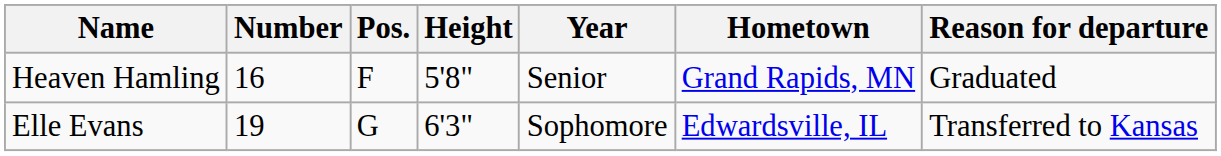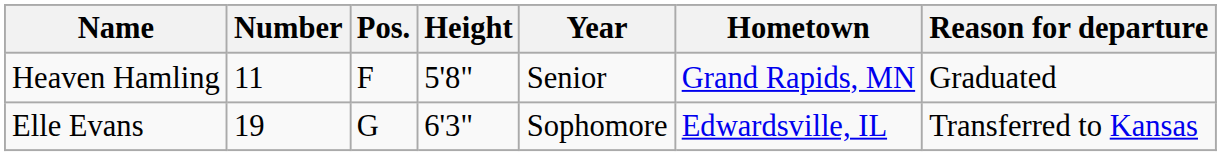(249, 77) 16 -> (249, 77) 11
